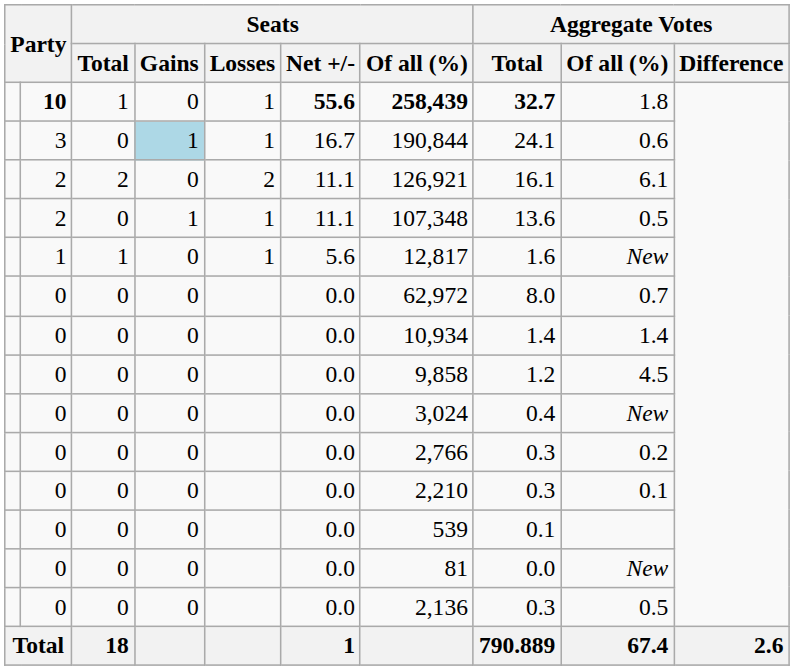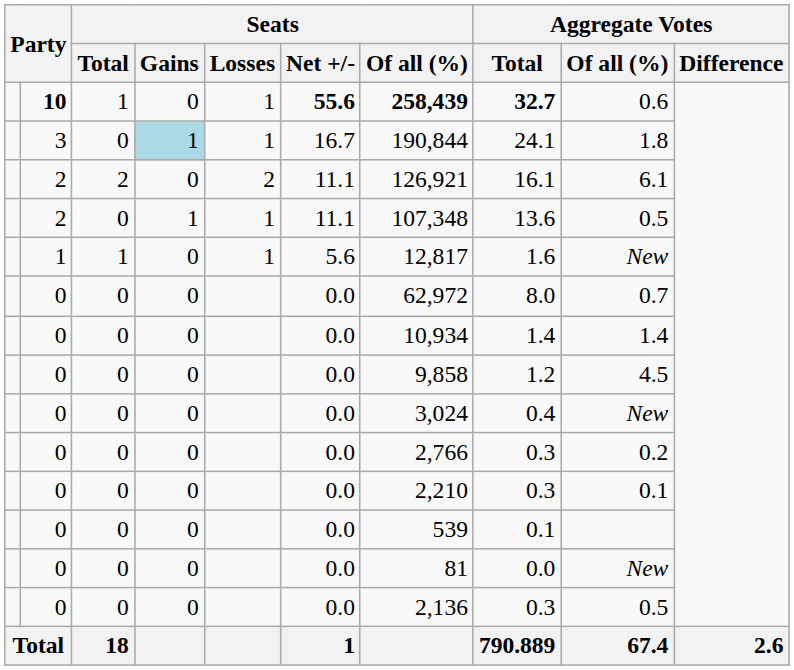(654, 101) 1.8 -> (654, 101) 0.6
(654, 140) 0.6 -> (654, 140) 1.8
